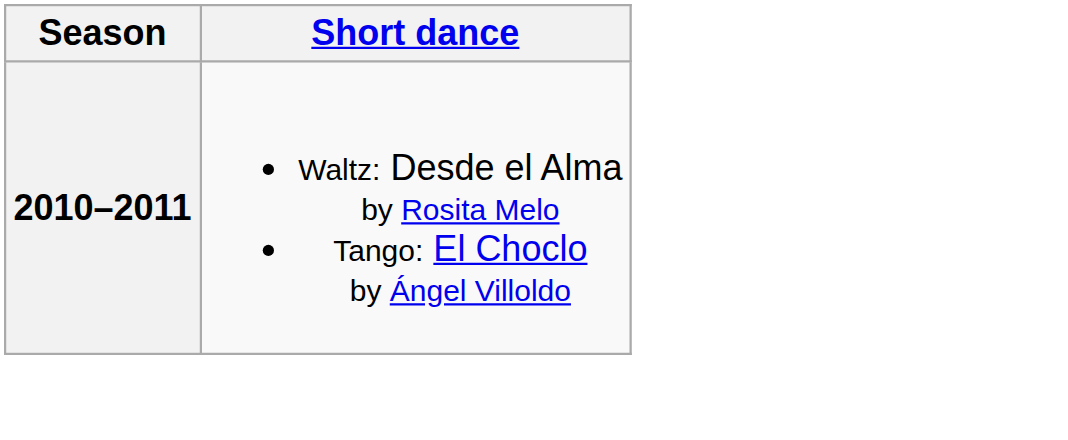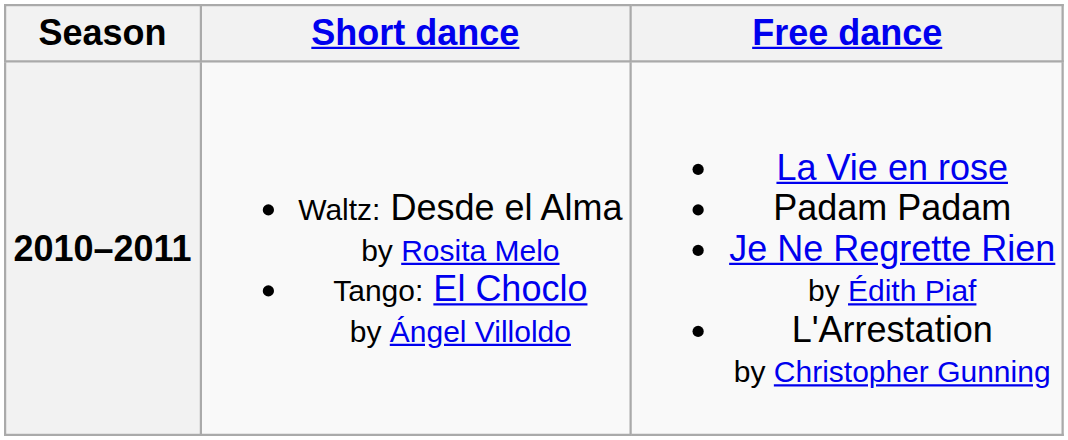+ column: (847, 33)
